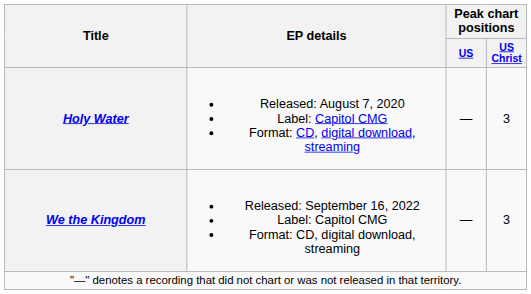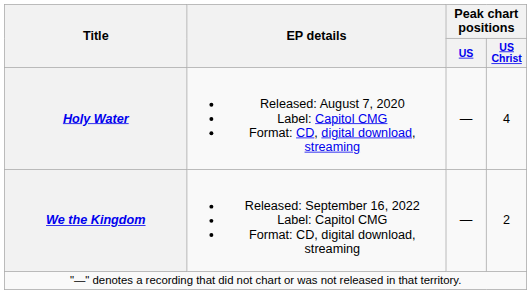(507, 118) 3 -> (507, 118) 4
(507, 220) 3 -> (507, 220) 2
